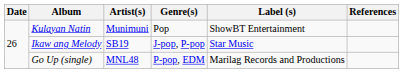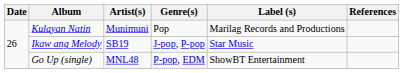(257, 28) ShowBT Entertainment -> (277, 28) Marilag Records and Productions
(277, 60) Marilag Records and Productions -> (257, 60) ShowBT Entertainment
